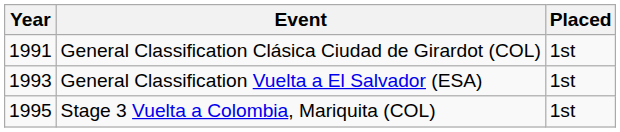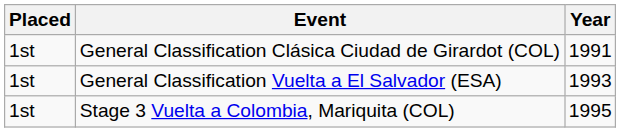columns swapped: (30, 19) <-> (581, 19)
